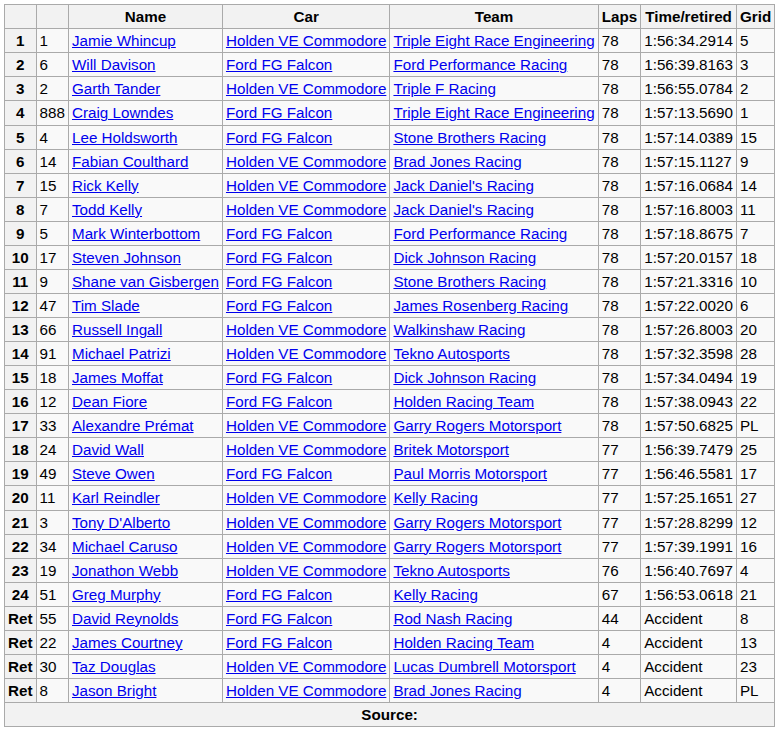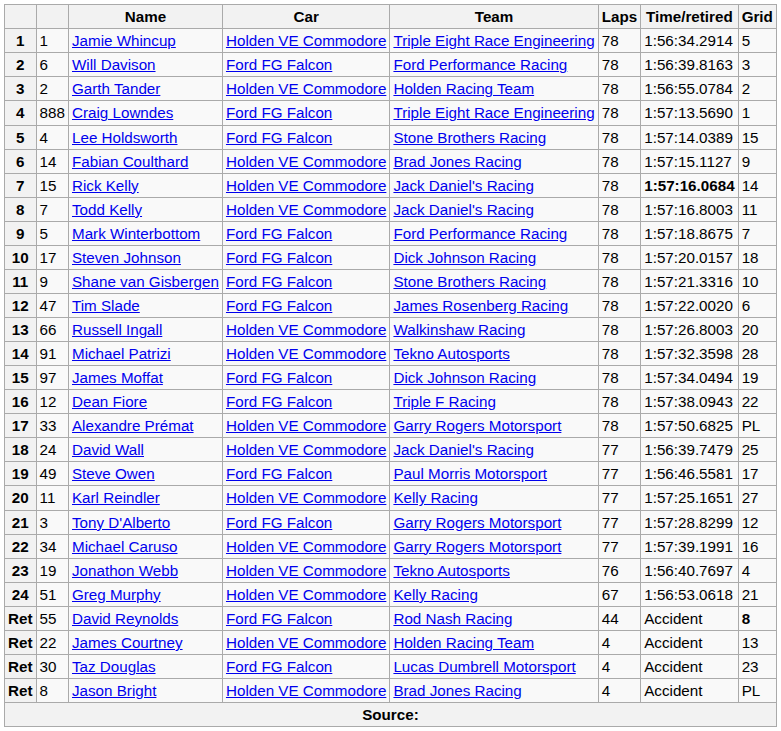(445, 89) Triple F Racing -> (464, 89) Holden Racing Team
(689, 185) normal -> (689, 185) bold
(48, 378) 18 -> (48, 378) 97
(464, 402) Holden Racing Team -> (445, 402) Triple F Racing
(451, 450) Britek Motorsport -> (464, 450) Jack Daniel's Racing
(306, 522) Holden VE Commodore -> (279, 522) Ford FG Falcon
(279, 594) Ford FG Falcon -> (306, 594) Holden VE Commodore
(744, 618) normal -> (746, 618) bold
(279, 642) Ford FG Falcon -> (306, 642) Holden VE Commodore
(306, 666) Holden VE Commodore -> (279, 666) Ford FG Falcon
